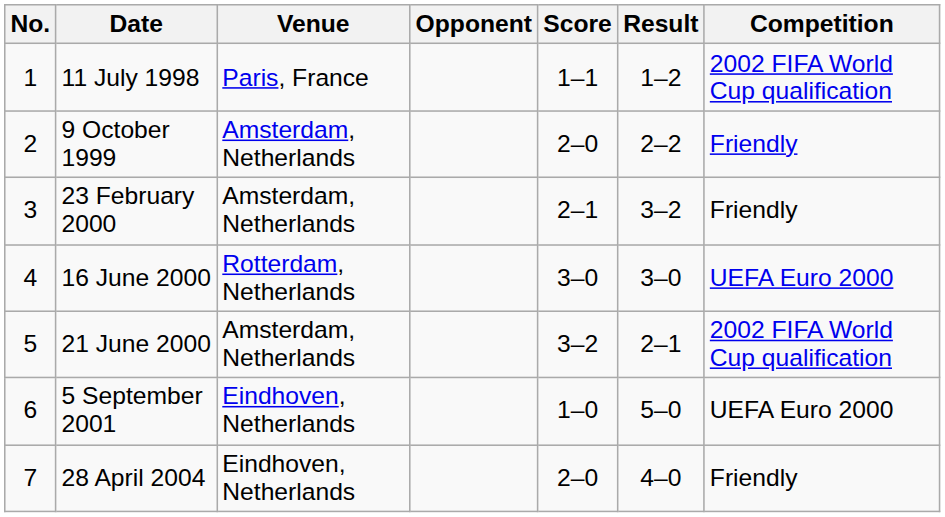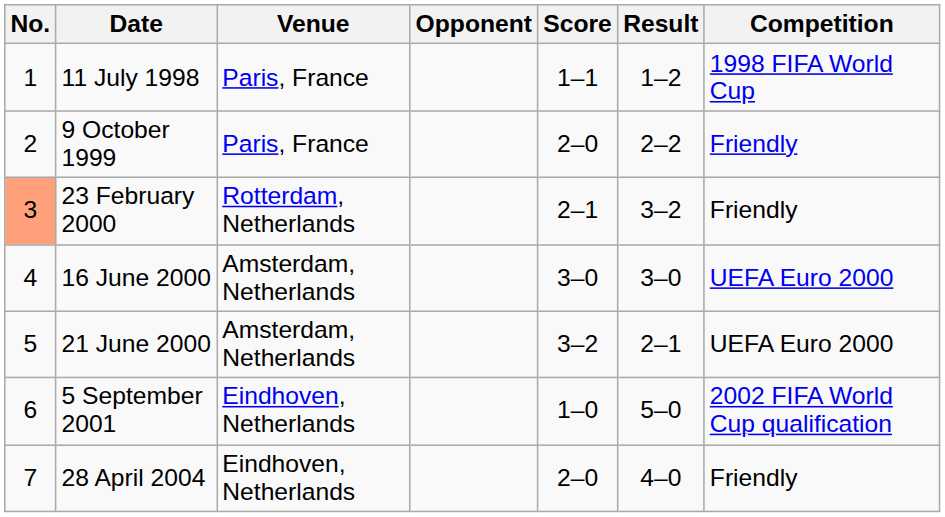(801, 76) 2002 FIFA World Cup qualification -> (801, 76) 1998 FIFA World Cup
(289, 143) Amsterdam, Netherlands -> (296, 143) Paris, France
(30, 210) no background -> (30, 210) lightsalmon background
(289, 210) Amsterdam, Netherlands -> (289, 210) Rotterdam, Netherlands
(289, 277) Rotterdam, Netherlands -> (289, 277) Amsterdam, Netherlands
(801, 344) 2002 FIFA World Cup qualification -> (802, 344) UEFA Euro 2000
(802, 410) UEFA Euro 2000 -> (801, 410) 2002 FIFA World Cup qualification
